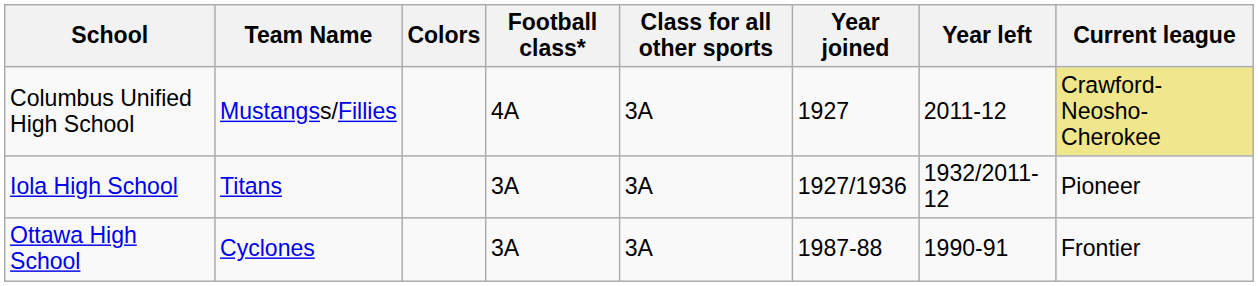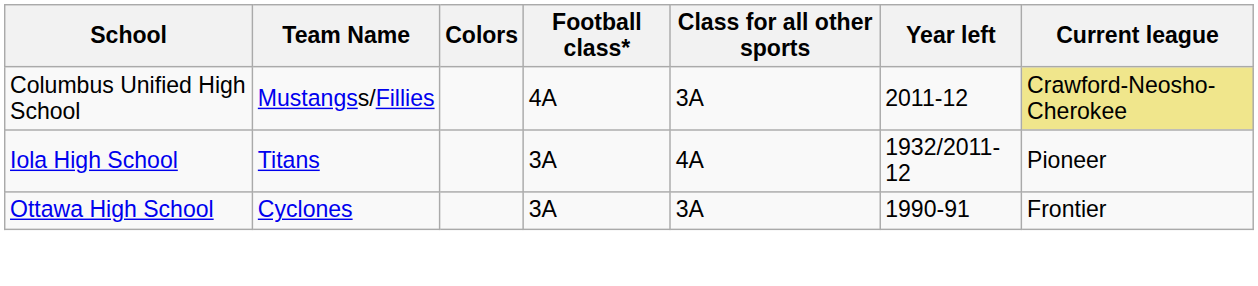- column: (855, 35)
(639, 186) 3A -> (690, 160) 4A
